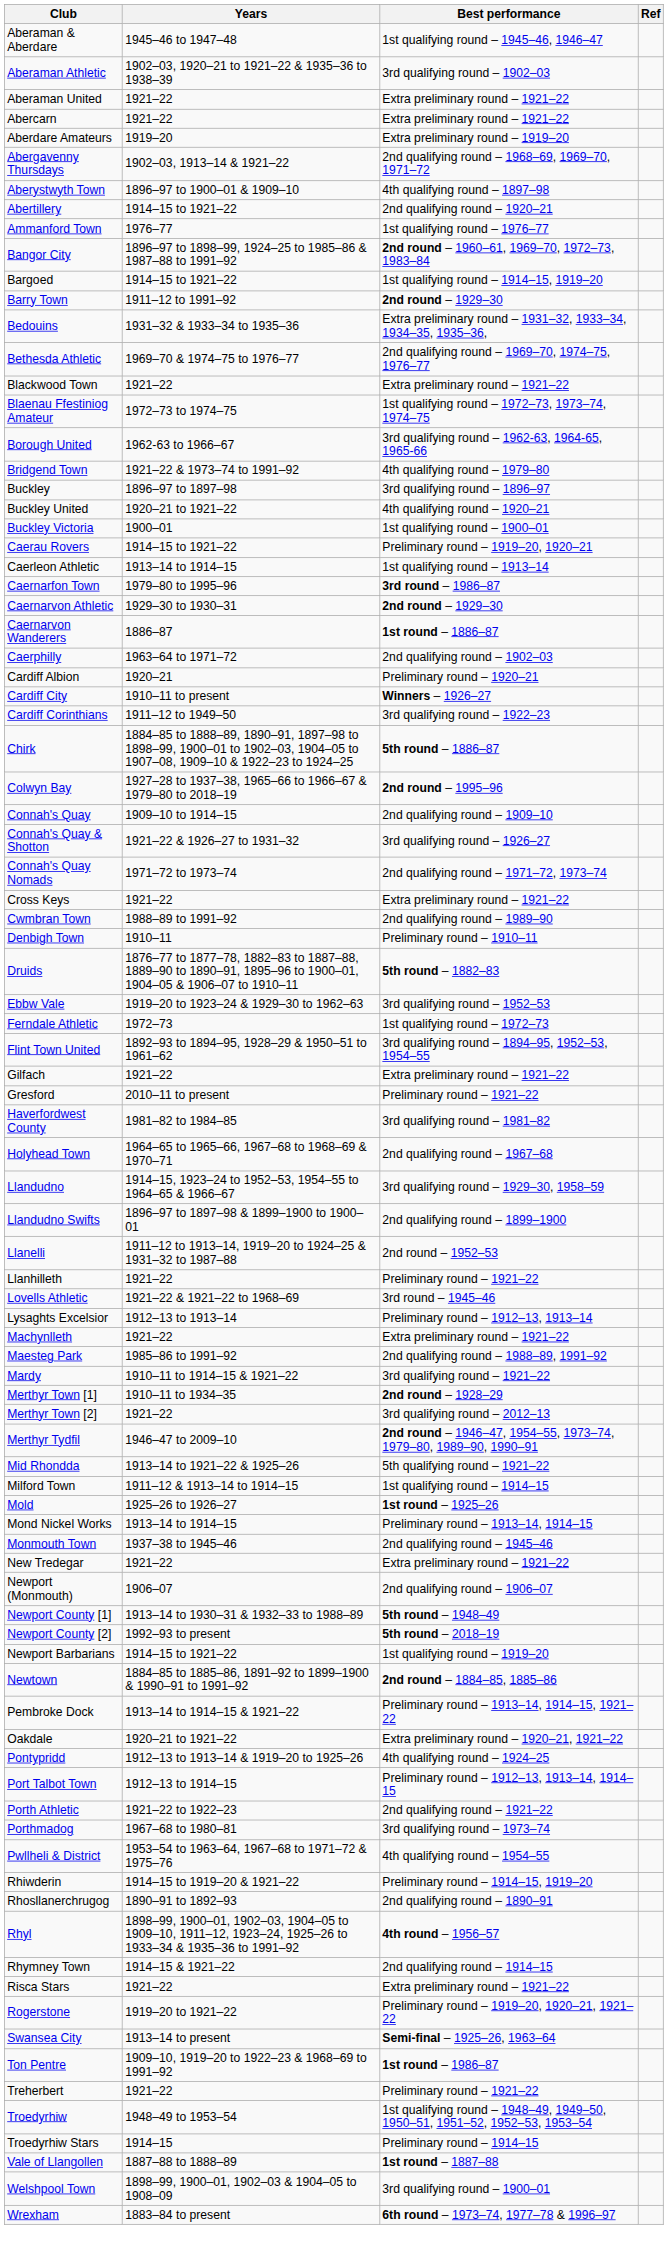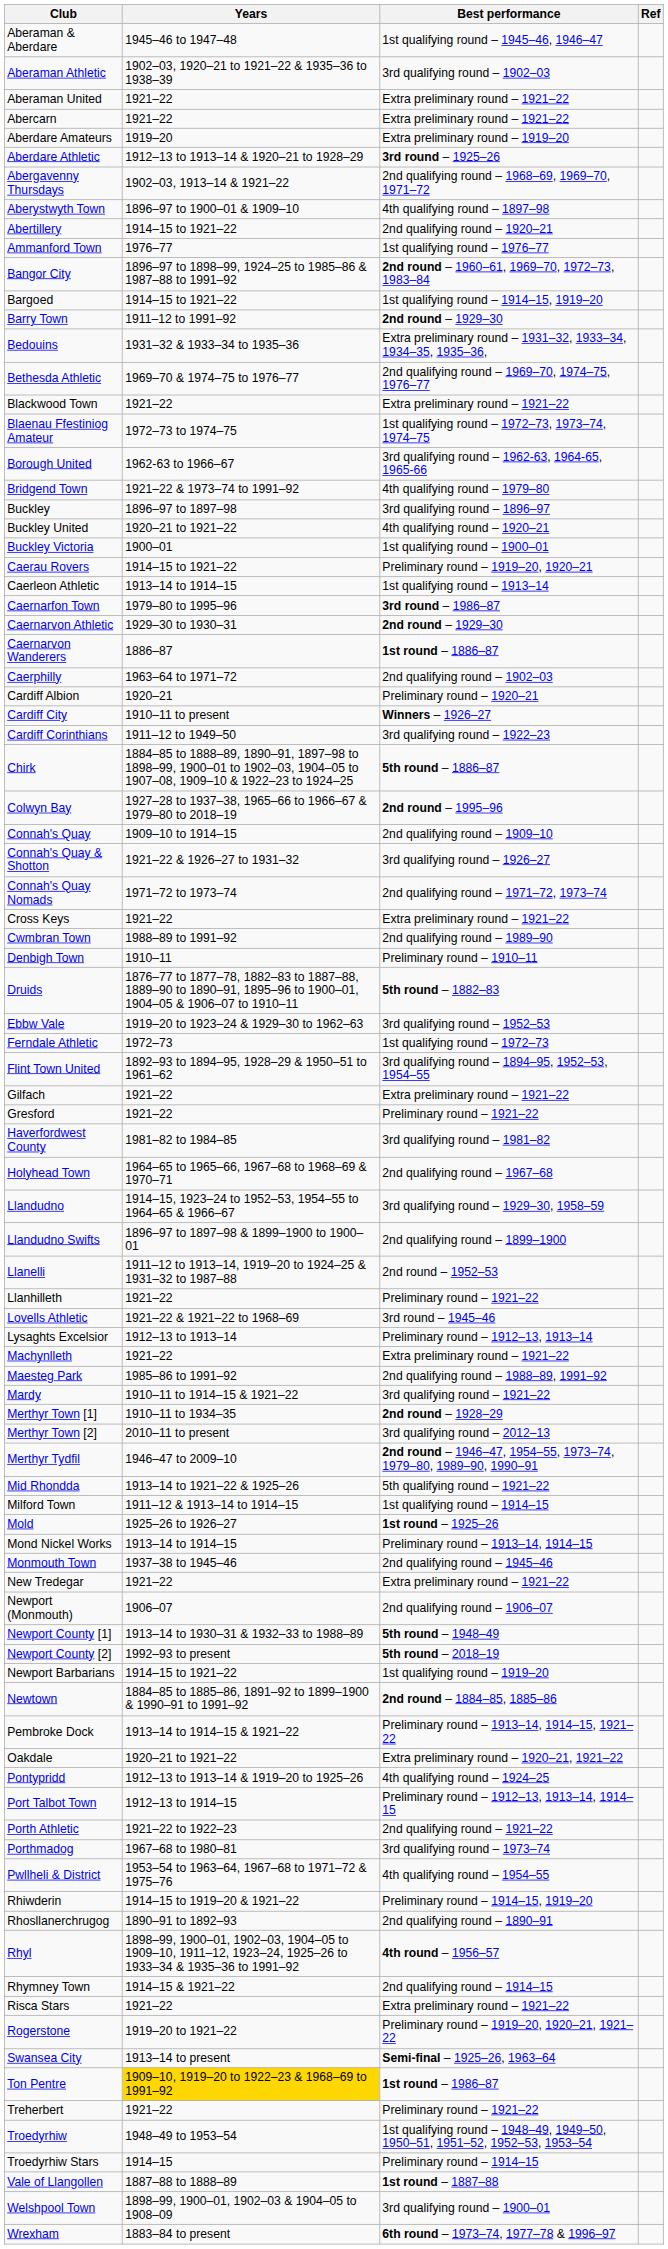+ row: (53, 157)
(177, 1095) 2010–11 to present -> (149, 1114) 1921–22
(149, 1414) 1921–22 -> (177, 1433) 2010–11 to present
(246, 2065) no background -> (246, 2084) gold background
